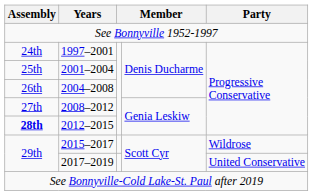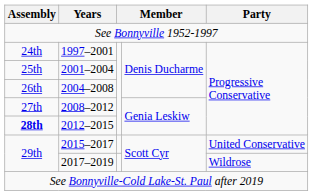(230, 144) Wildrose -> (257, 144) United Conservative
(257, 162) United Conservative -> (230, 162) Wildrose
